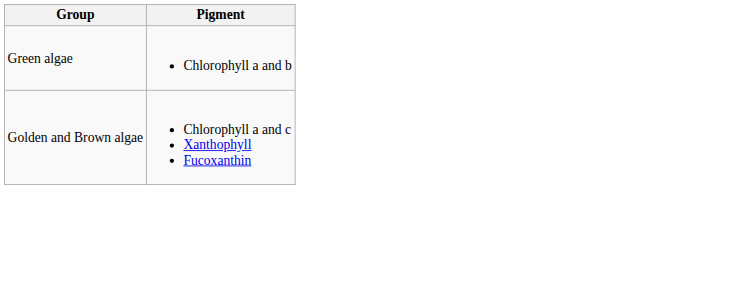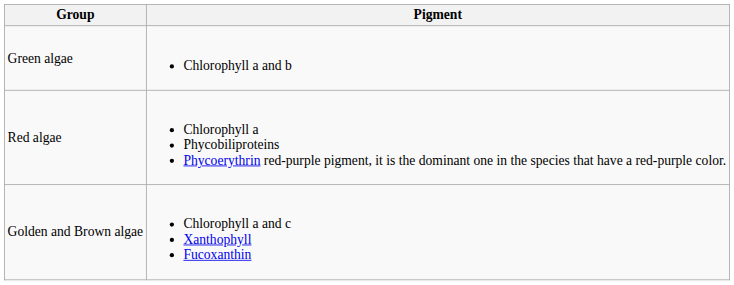+ row: (35, 137)
